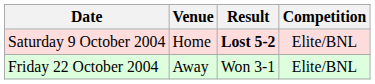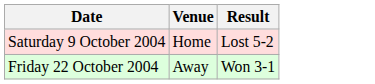- column: (324, 16)
(248, 41) bold -> (247, 41) normal
